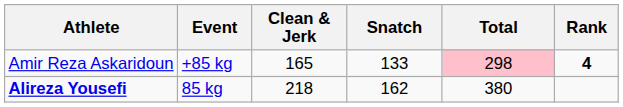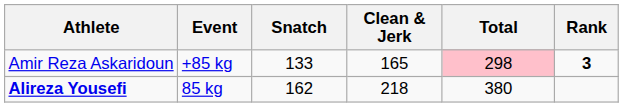columns swapped: (394, 27) <-> (299, 27)
(587, 63) 4 -> (587, 63) 3
